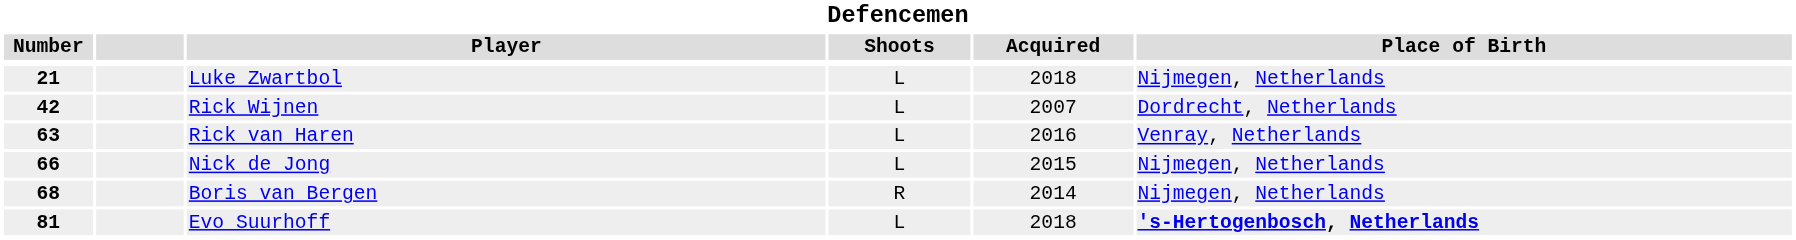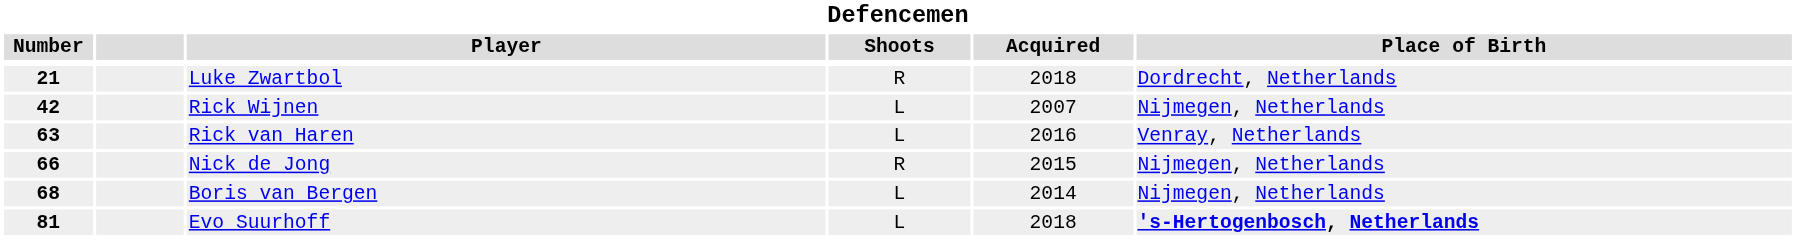(899, 79) L -> (899, 79) R
(1261, 79) Nijmegen, Netherlands -> (1267, 79) Dordrecht, Netherlands
(1267, 107) Dordrecht, Netherlands -> (1261, 107) Nijmegen, Netherlands
(899, 165) L -> (899, 165) R
(899, 194) R -> (899, 194) L
